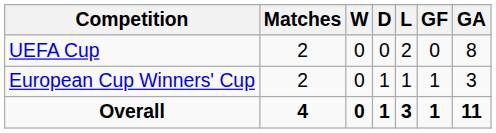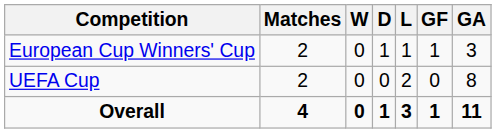rows swapped: (54, 50) <-> (132, 81)
